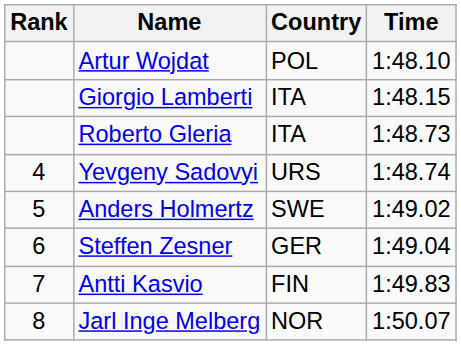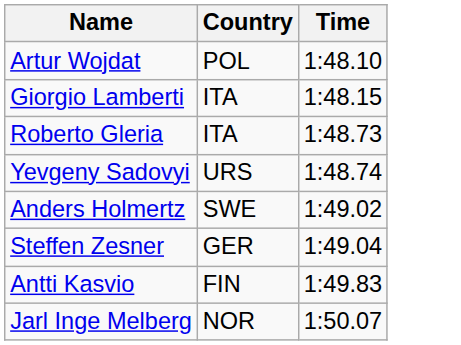- column: (39, 23)
